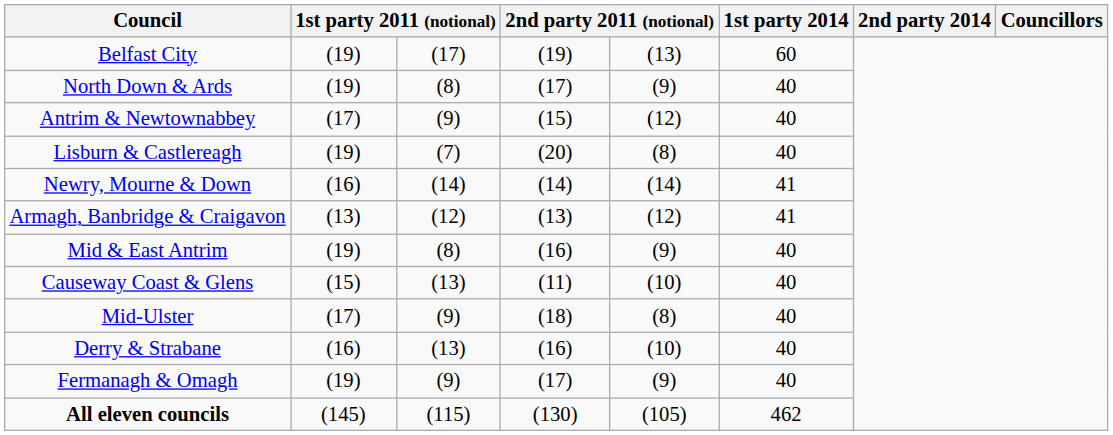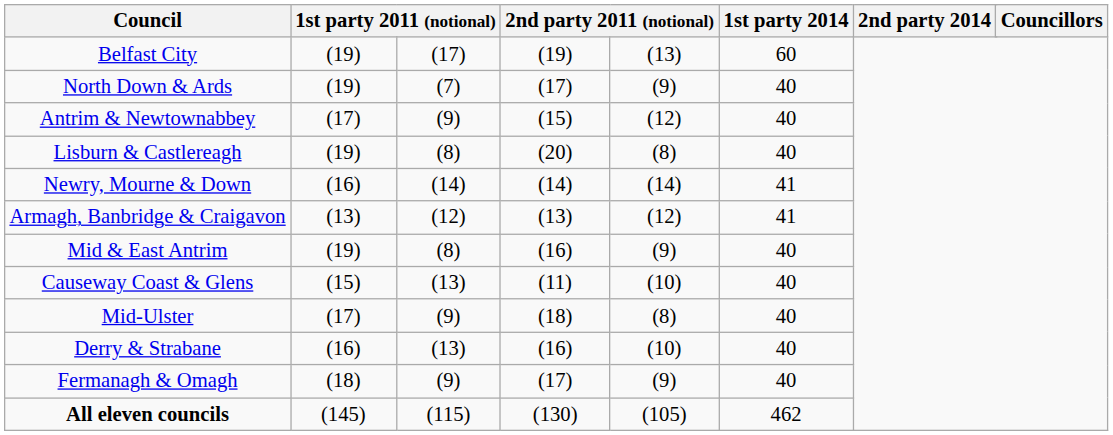(448, 86) (8) -> (448, 86) (7)
(448, 151) (7) -> (448, 151) (8)
(343, 380) (19) -> (343, 380) (18)
